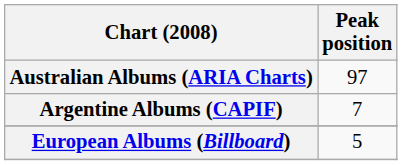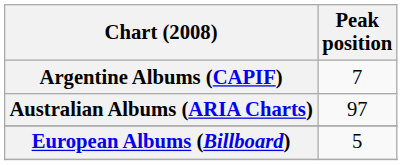rows swapped: (161, 109) <-> (161, 76)
